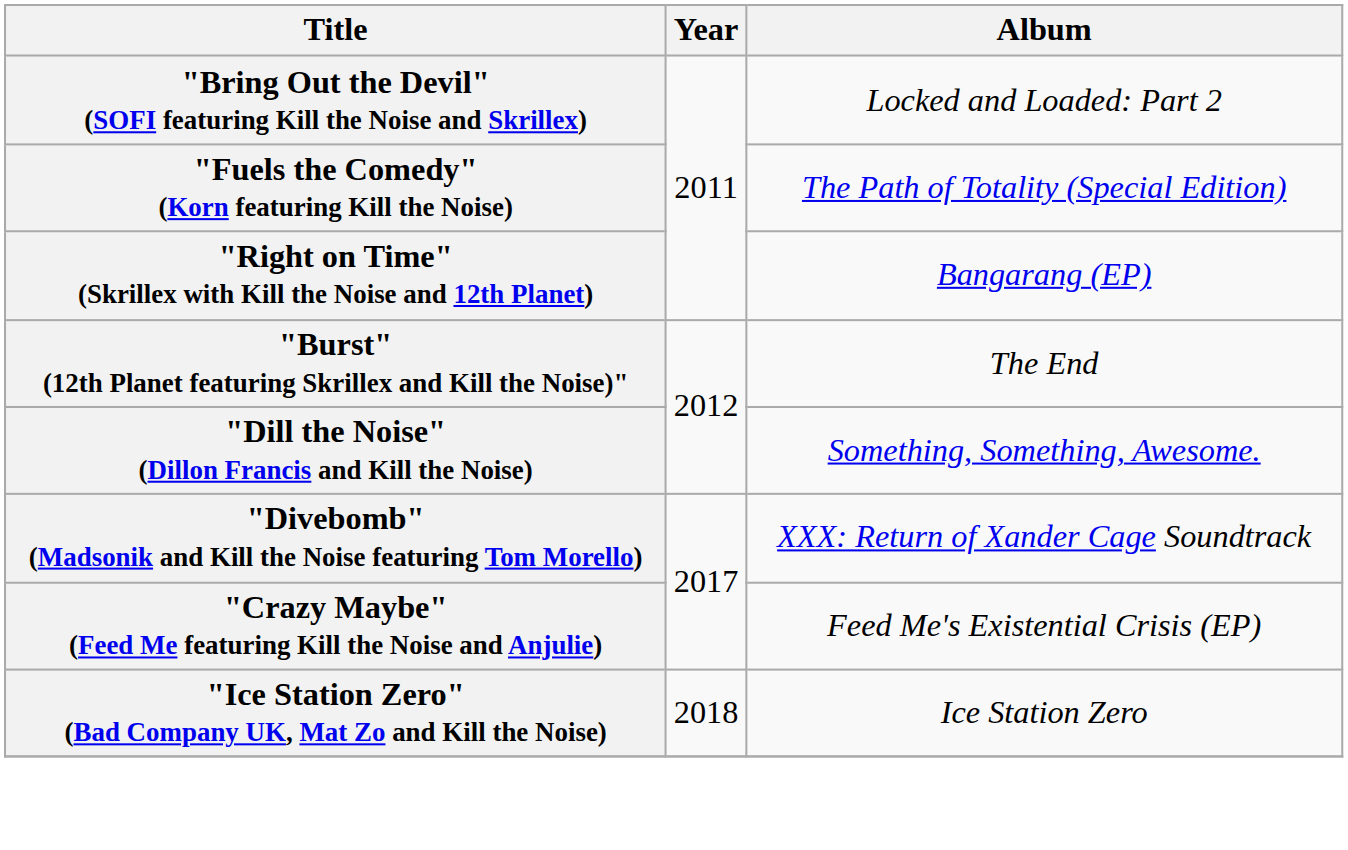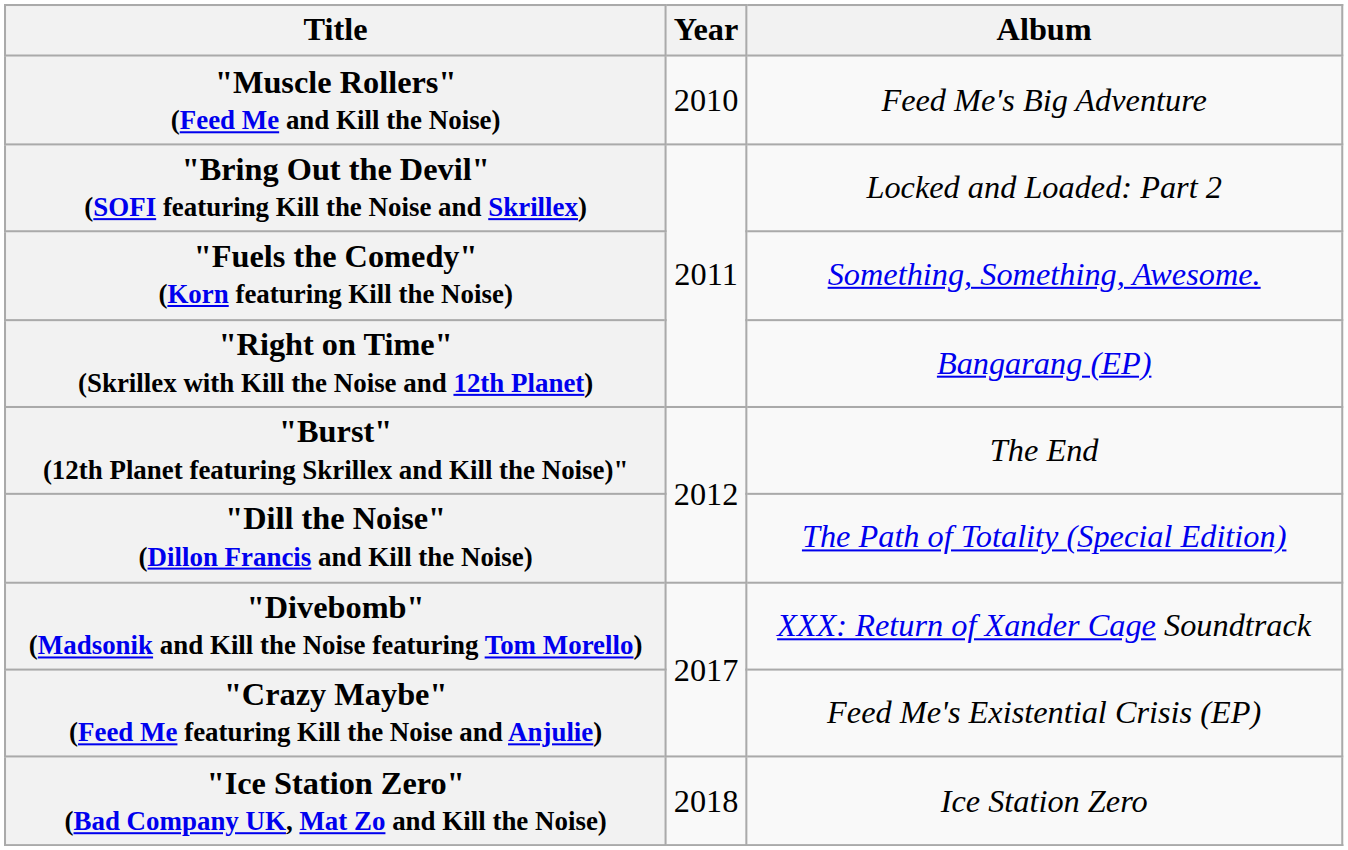+ row: (336, 99)
(1044, 187) The Path of Totality (Special Edition) -> (1044, 274) Something, Something, Awesome.
(1044, 450) Something, Something, Awesome. -> (1044, 537) The Path of Totality (Special Edition)
